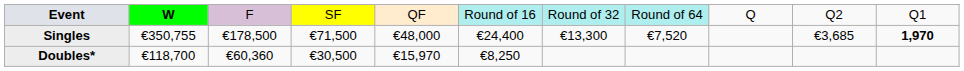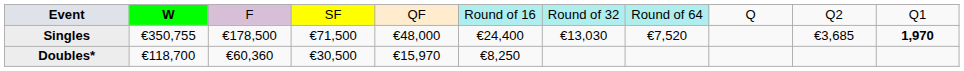(584, 36) €13,300 -> (584, 36) €13,030
